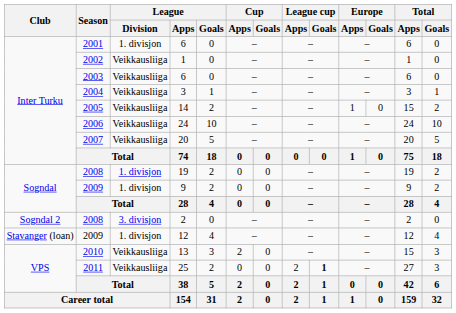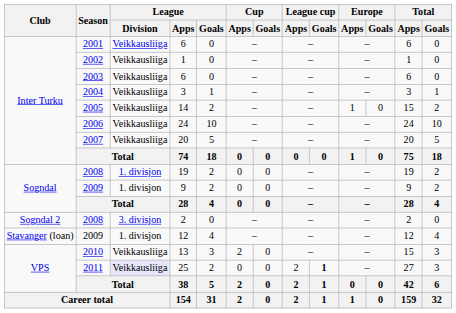(140, 44) 1. divisjon -> (140, 44) Veikkausliiga
(140, 268) no background -> (140, 268) lavender background
